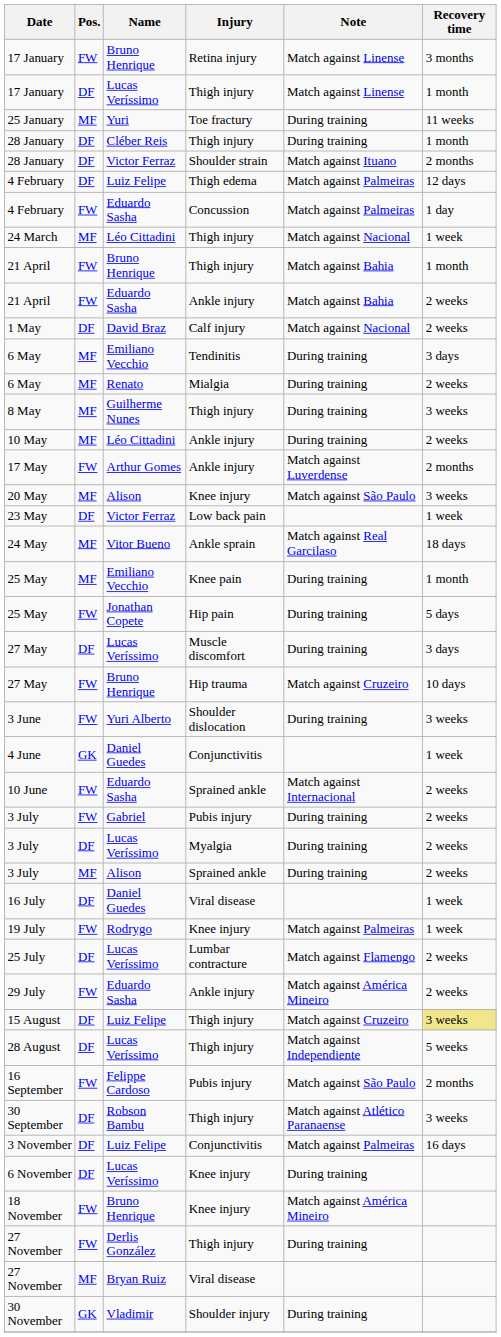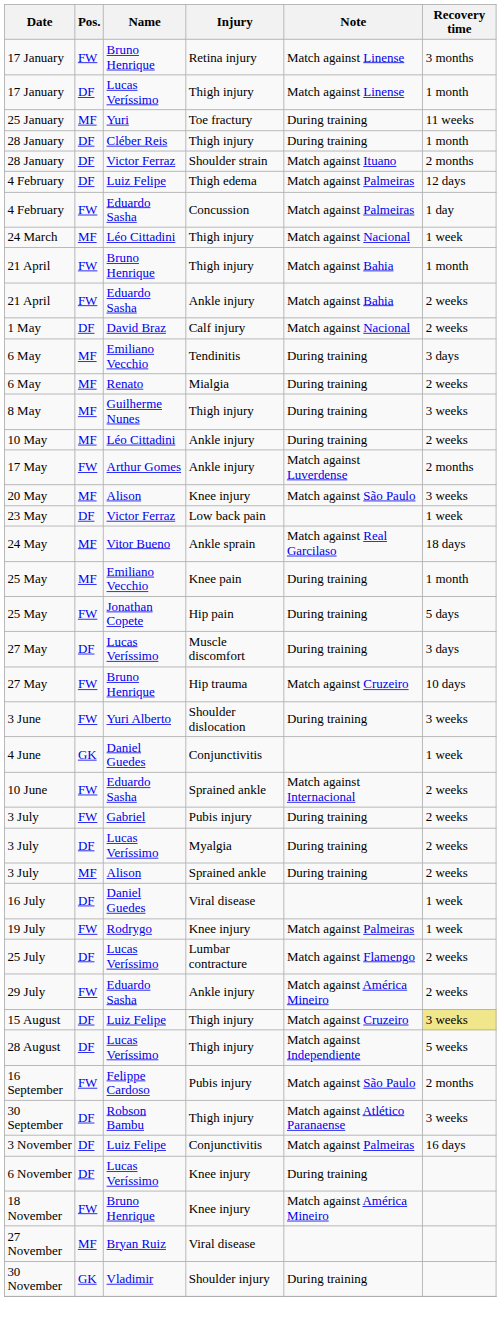- row: (35, 1243)
